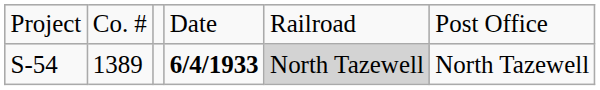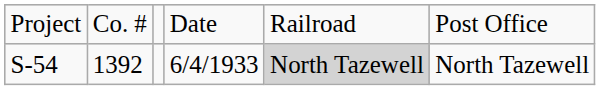(118, 63) 1389 -> (118, 63) 1392
(214, 63) bold -> (214, 63) normal
